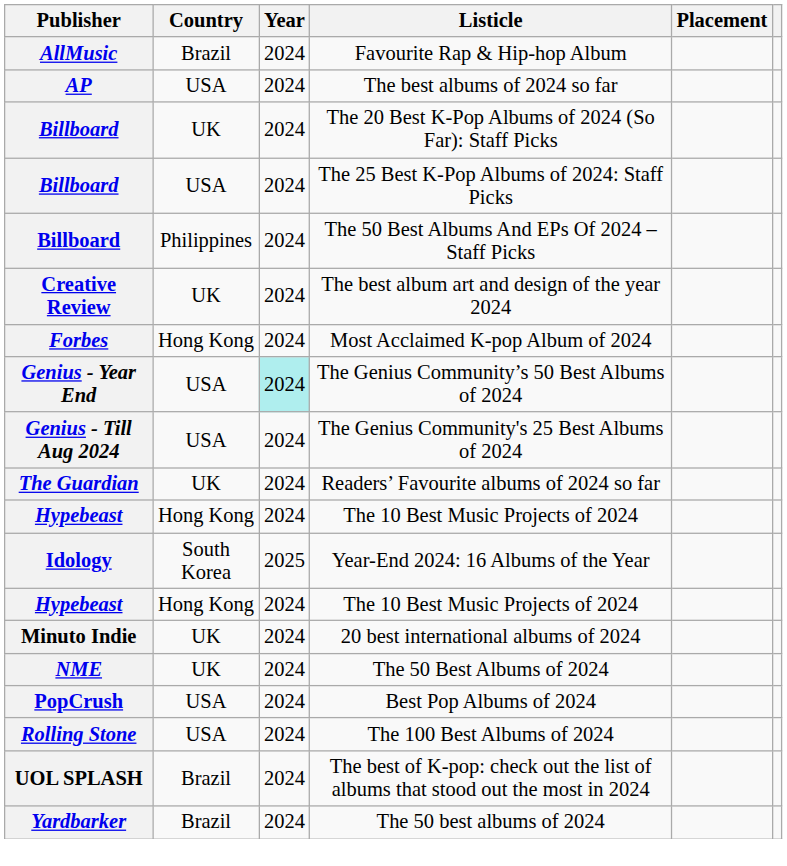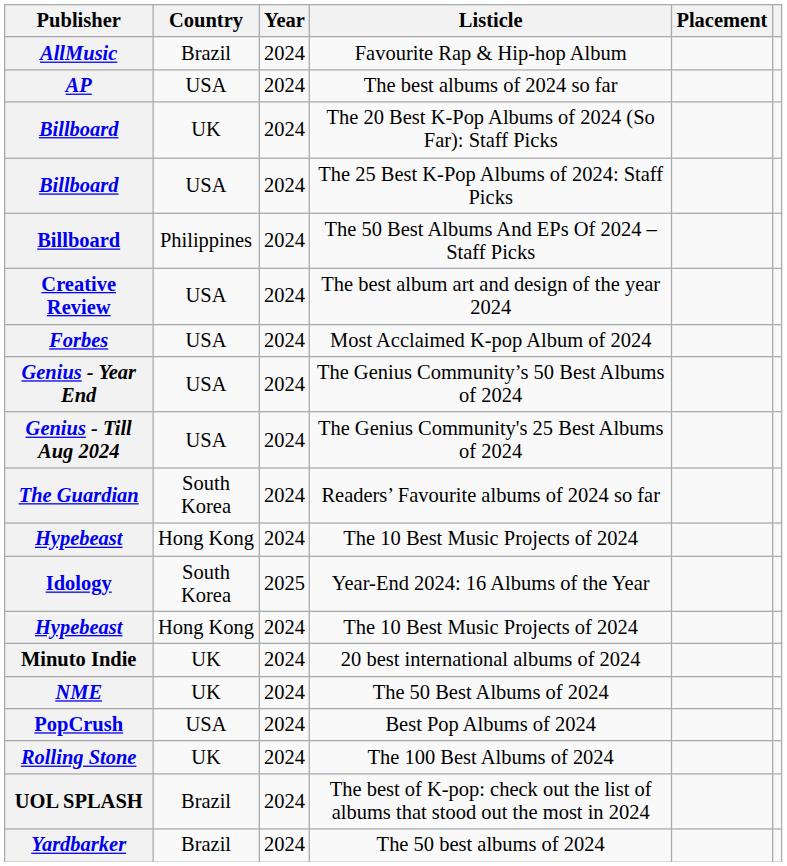(206, 296) UK -> (206, 296) USA
(206, 340) Hong Kong -> (206, 340) USA
(284, 384) paleturquoise background -> (284, 384) no background
(206, 483) UK -> (206, 495) South Korea
(206, 734) USA -> (206, 757) UK
